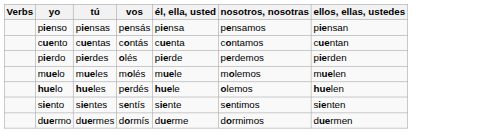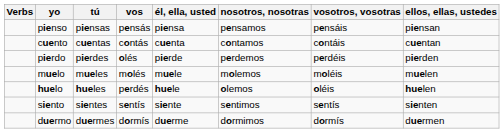+ column: (357, 12)
